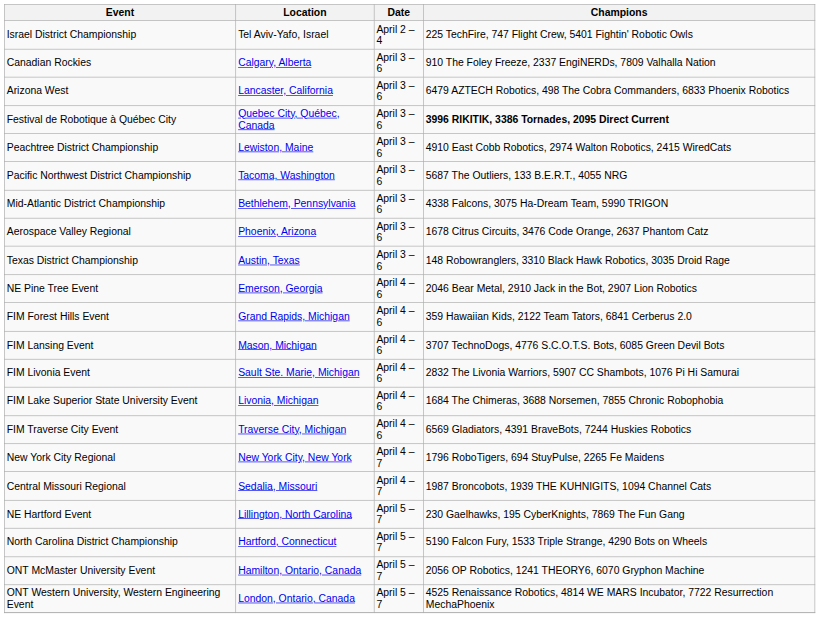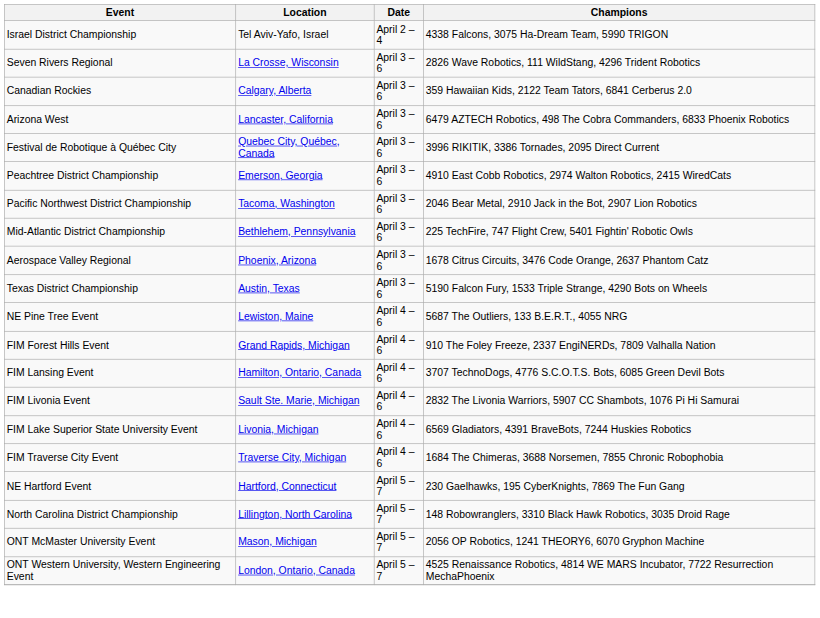(559, 35) 225 TechFire, 747 Flight Crew, 5401 Fightin' Robotic Owls -> (547, 35) 4338 Falcons, 3075 Ha-Dream Team, 5990 TRIGON
+ row: (60, 63)
(571, 63) 910 The Foley Freeze, 2337 EngiNERDs, 7809 Valhalla Nation -> (559, 91) 359 Hawaiian Kids, 2122 Team Tators, 6841 Cerberus 2.0
(547, 119) bold -> (542, 147) normal
(276, 147) Lewiston, Maine -> (280, 176) Emerson, Georgia
(527, 176) 5687 The Outliers, 133 B.E.R.T., 4055 NRG -> (561, 204) 2046 Bear Metal, 2910 Jack in the Bot, 2907 Lion Robotics
(547, 204) 4338 Falcons, 3075 Ha-Dream Team, 5990 TRIGON -> (559, 232) 225 TechFire, 747 Flight Crew, 5401 Fightin' Robotic Owls
(578, 260) 148 Robowranglers, 3310 Black Hawk Robotics, 3035 Droid Rage -> (566, 288) 5190 Falcon Fury, 1533 Triple Strange, 4290 Bots on Wheels
(280, 288) Emerson, Georgia -> (276, 317) Lewiston, Maine
(561, 288) 2046 Bear Metal, 2910 Jack in the Bot, 2907 Lion Robotics -> (527, 317) 5687 The Outliers, 133 B.E.R.T., 4055 NRG
(559, 317) 359 Hawaiian Kids, 2122 Team Tators, 6841 Cerberus 2.0 -> (571, 345) 910 The Foley Freeze, 2337 EngiNERDs, 7809 Valhalla Nation
(277, 345) Mason, Michigan -> (300, 373) Hamilton, Ontario, Canada
(575, 401) 1684 The Chimeras, 3688 Norsemen, 7855 Chronic Robophobia -> (558, 429) 6569 Gladiators, 4391 BraveBots, 7244 Huskies Robotics
(558, 429) 6569 Gladiators, 4391 BraveBots, 7244 Huskies Robotics -> (575, 457) 1684 The Chimeras, 3688 Norsemen, 7855 Chronic Robophobia
- row: (61, 457)
- row: (66, 486)
(295, 514) Lillington, North Carolina -> (287, 486) Hartford, Connecticut
(287, 542) Hartford, Connecticut -> (295, 514) Lillington, North Carolina
(566, 542) 5190 Falcon Fury, 1533 Triple Strange, 4290 Bots on Wheels -> (578, 514) 148 Robowranglers, 3310 Black Hawk Robotics, 3035 Droid Rage
(300, 570) Hamilton, Ontario, Canada -> (277, 542) Mason, Michigan
